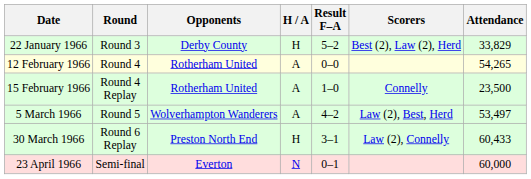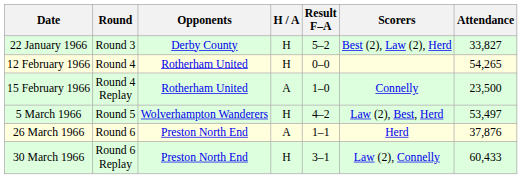(495, 45) 33,829 -> (486, 45) 33,827
(296, 63) A -> (286, 63) H
(296, 114) A -> (286, 114) H
+ row: (49, 132)
- row: (49, 164)
